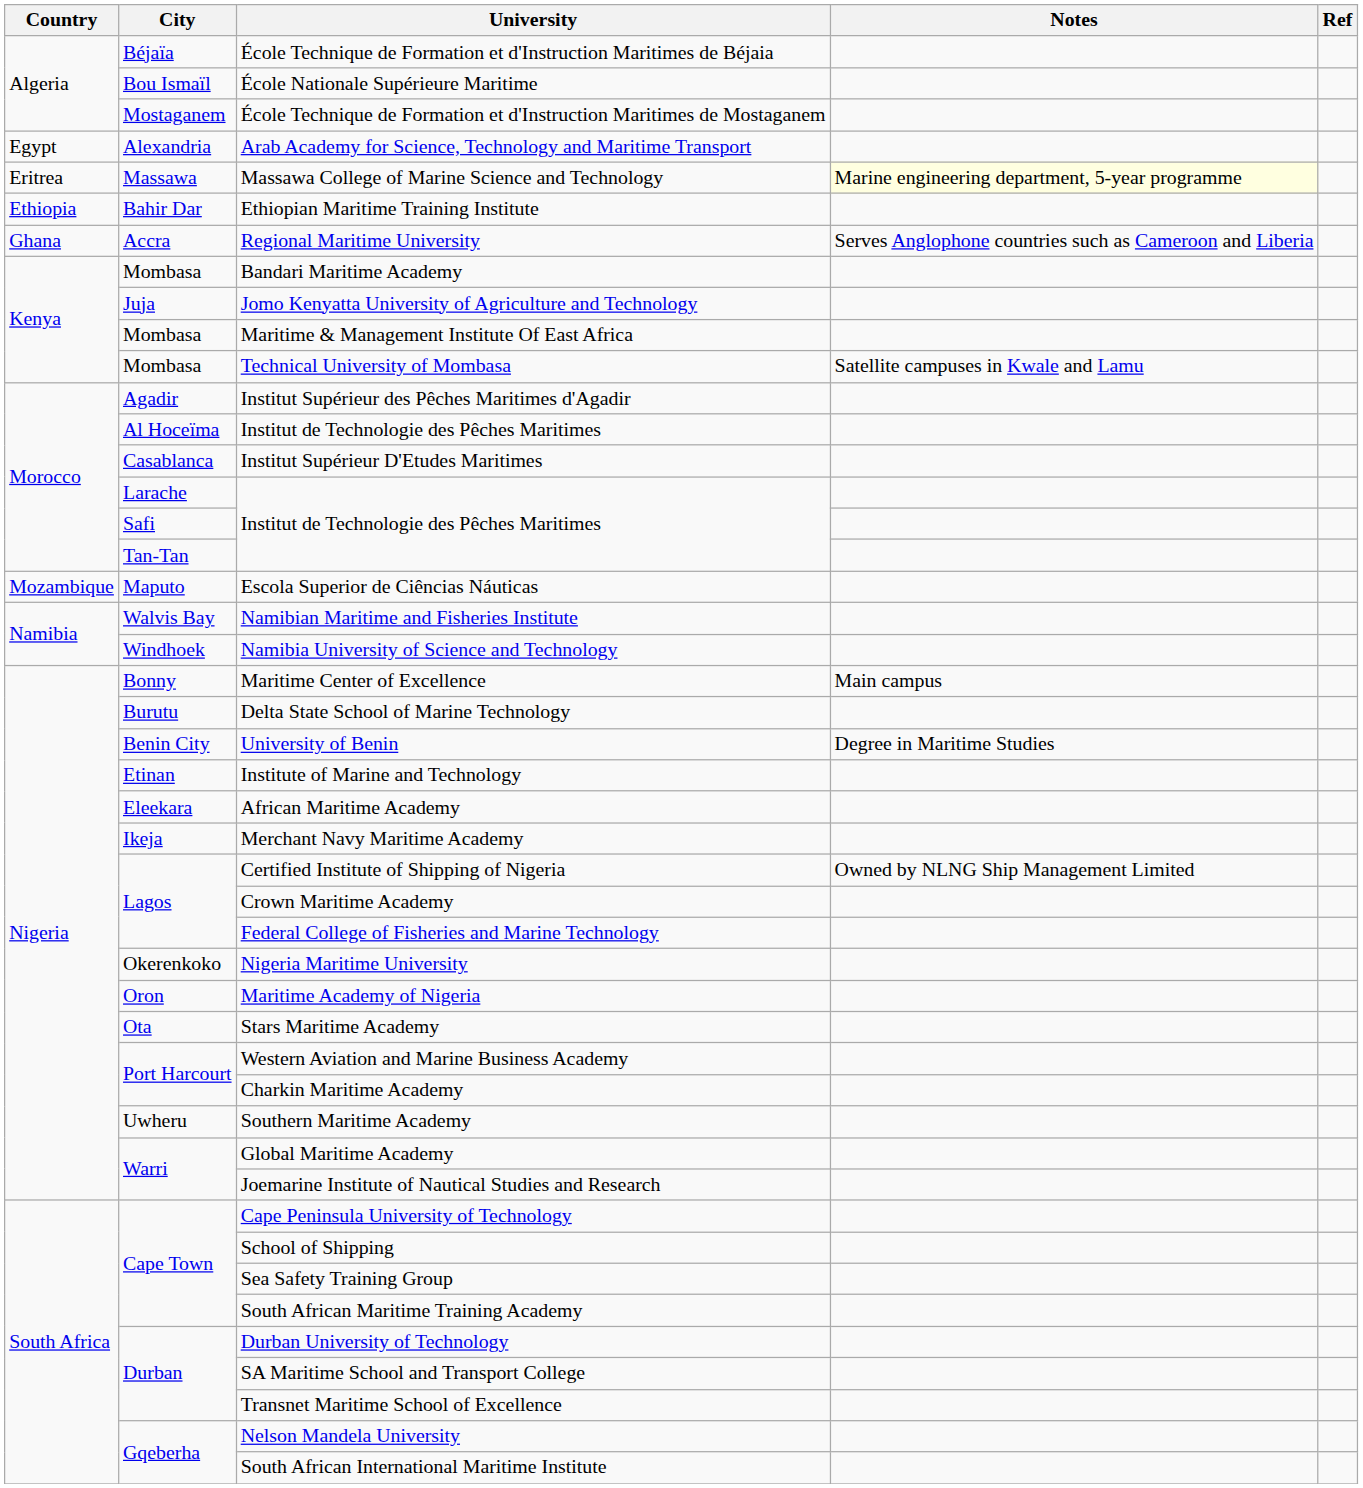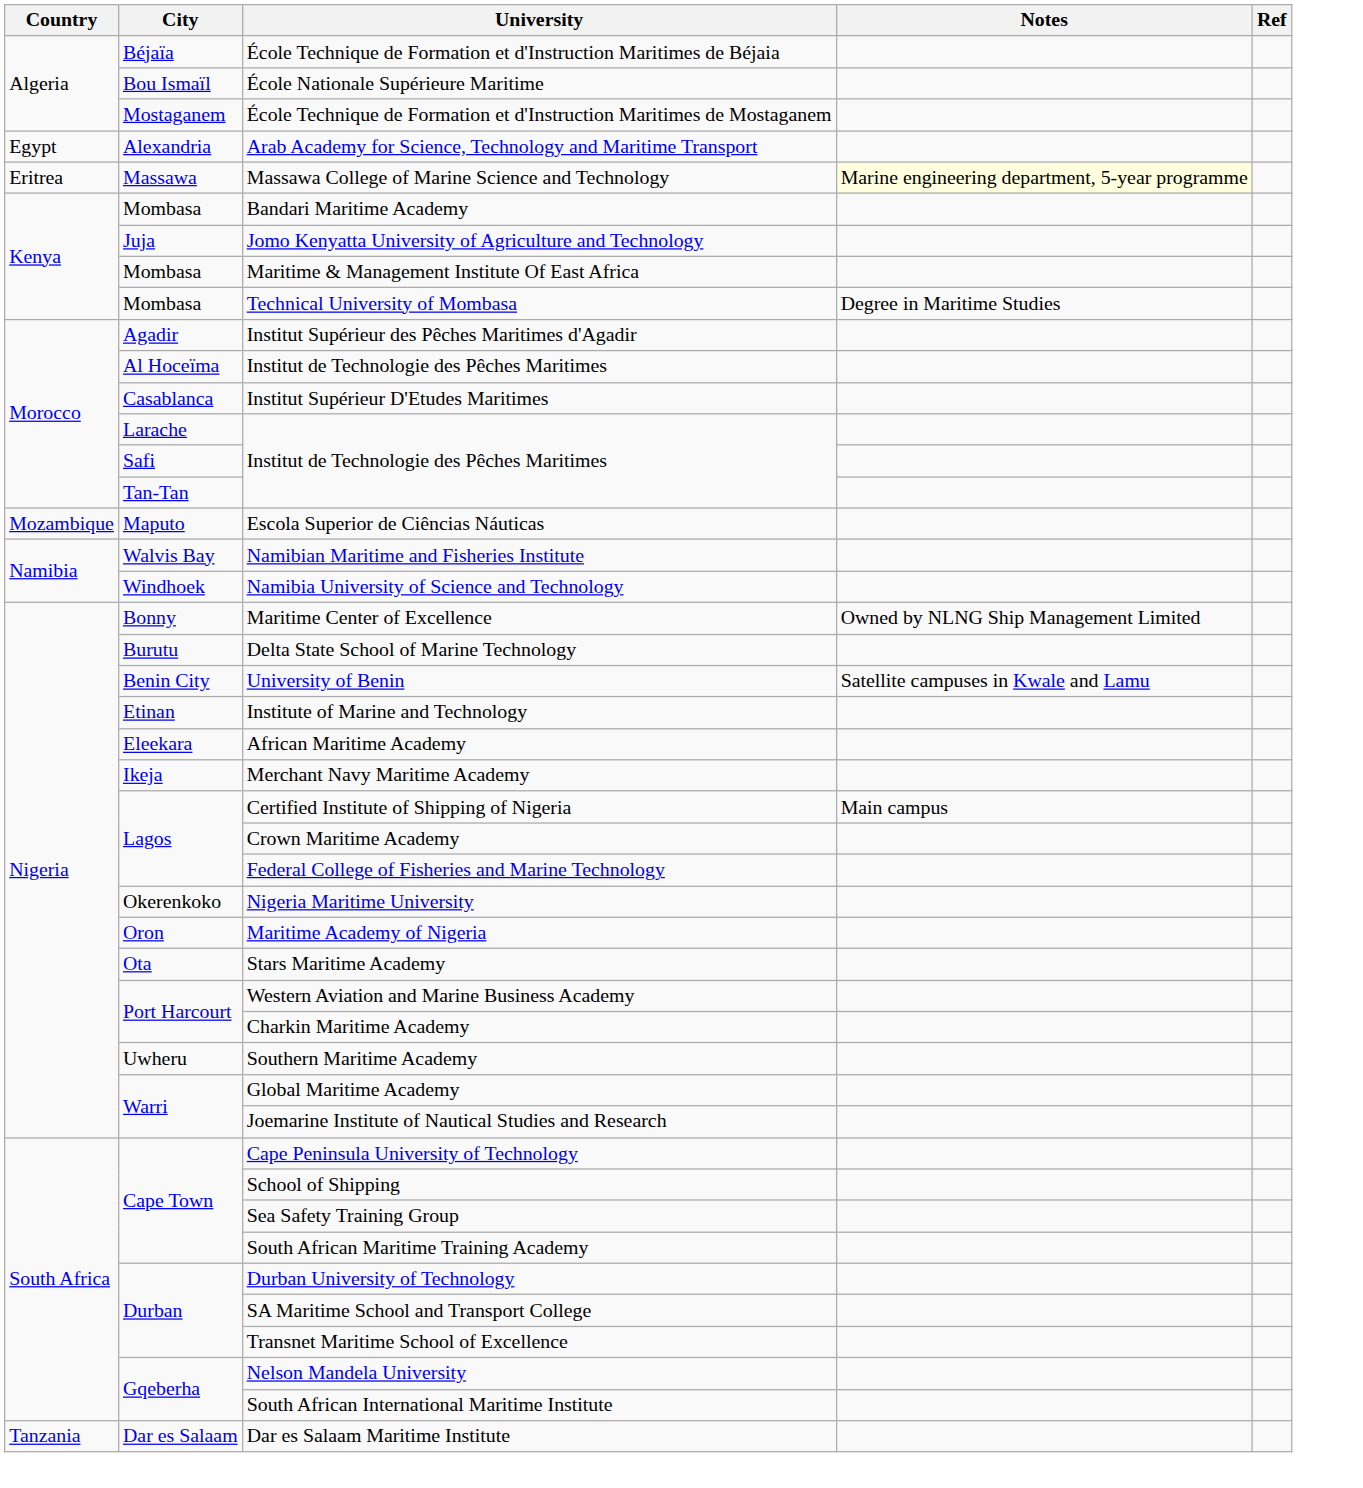- row: (162, 209)
- row: (147, 240)
(989, 366) Satellite campuses in Kwale and Lamu -> (951, 303) Degree in Maritime Studies
(888, 680) Main campus -> (1021, 618) Owned by NLNG Ship Management Limited
(945, 743) Degree in Maritime Studies -> (995, 680) Satellite campuses in Kwale and Lamu
(1015, 869) Owned by NLNG Ship Management Limited -> (894, 806) Main campus
+ row: (180, 1436)
